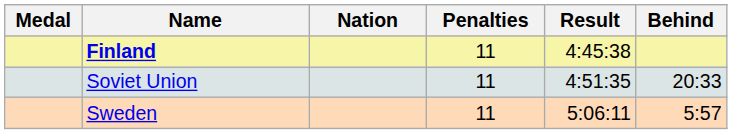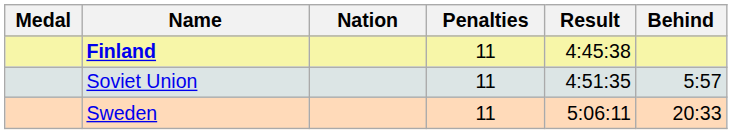(697, 82) 20:33 -> (703, 82) 5:57
(703, 113) 5:57 -> (697, 113) 20:33
